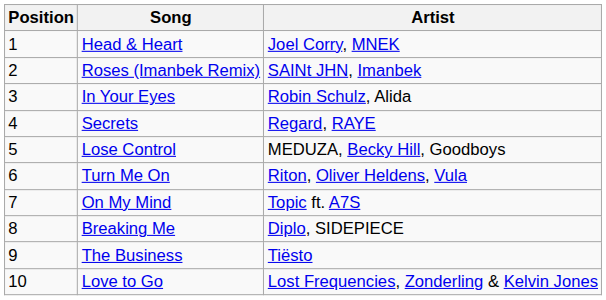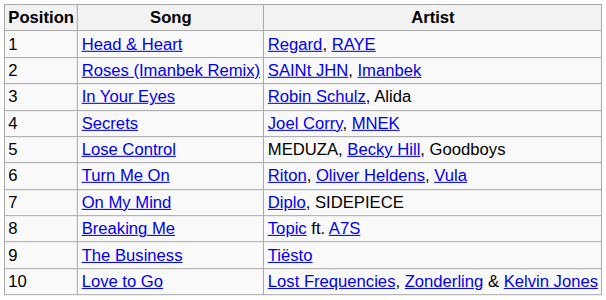(334, 44) Joel Corry, MNEK -> (322, 44) Regard, RAYE
(322, 123) Regard, RAYE -> (334, 123) Joel Corry, MNEK
(314, 202) Topic ft. A7S -> (336, 202) Diplo, SIDEPIECE
(336, 228) Diplo, SIDEPIECE -> (314, 228) Topic ft. A7S
